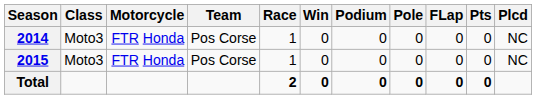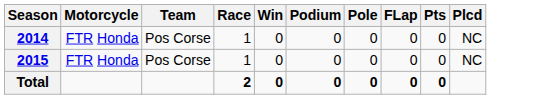- column: (84, 15)
